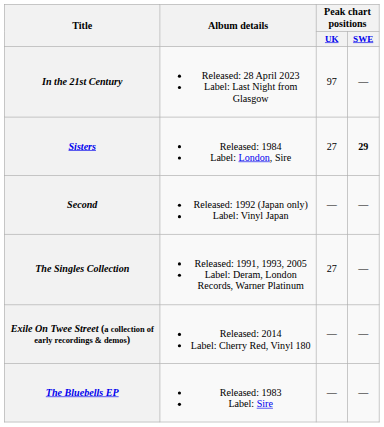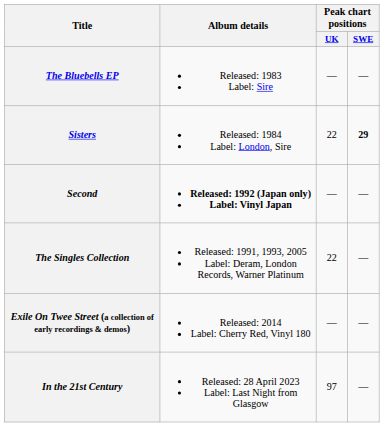rows swapped: (82, 393) <-> (82, 81)
(332, 146) 27 -> (332, 135) 22
(238, 211) normal -> (238, 199) bold
(332, 269) 27 -> (332, 258) 22
